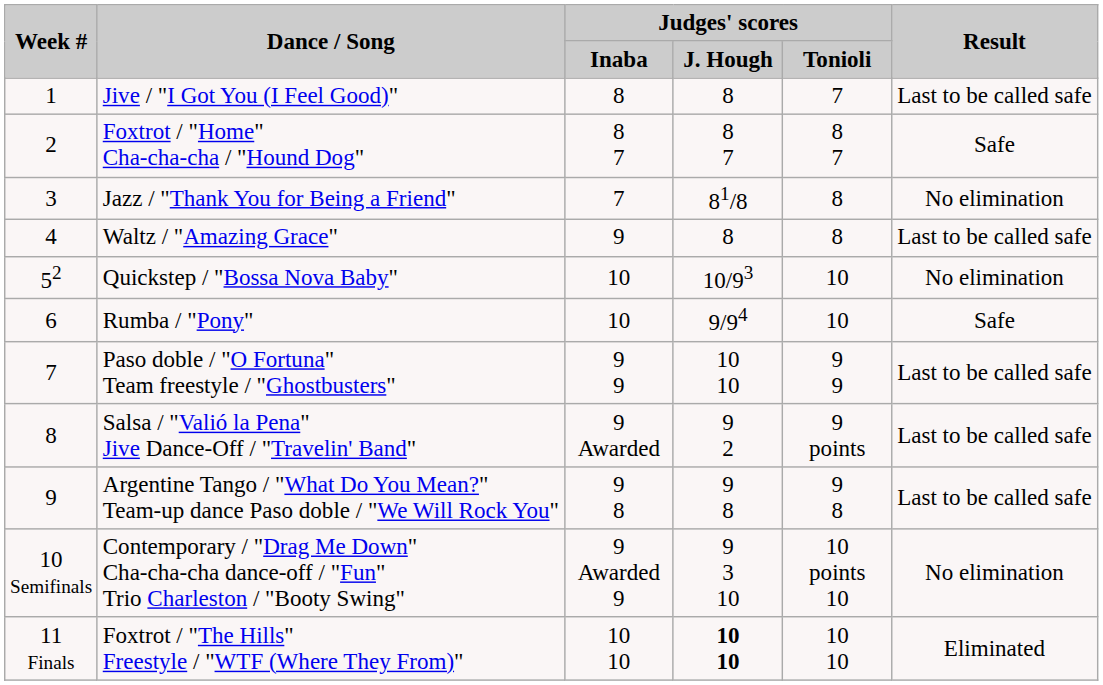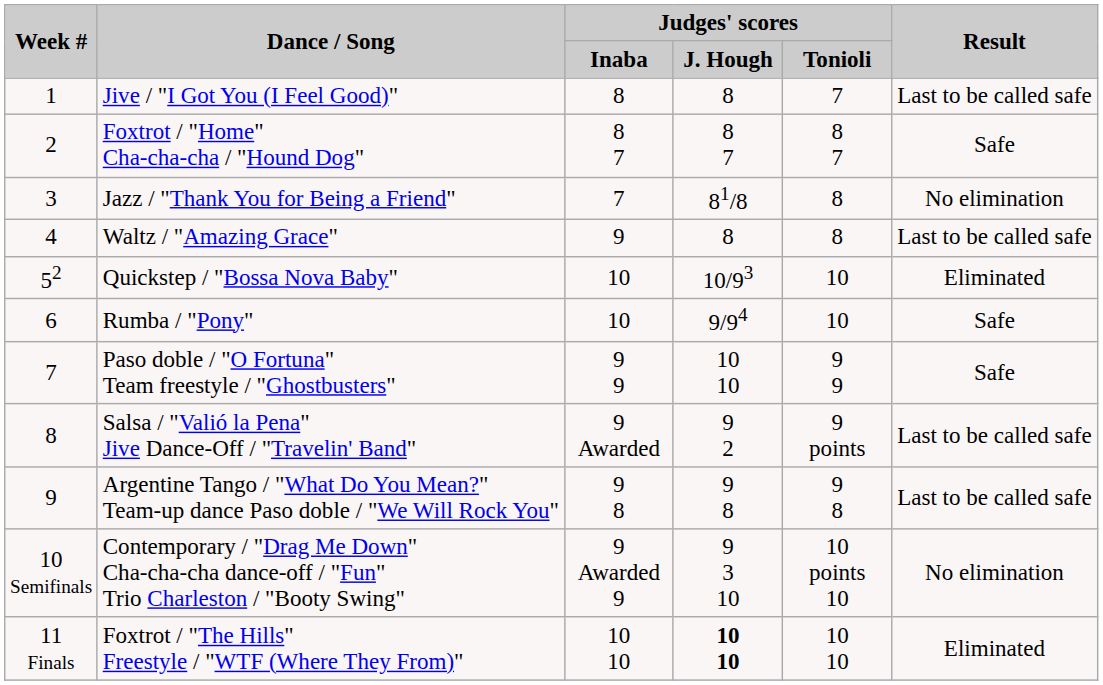(994, 277) No elimination -> (994, 277) Eliminated
(994, 372) Last to be called safe -> (994, 372) Safe
